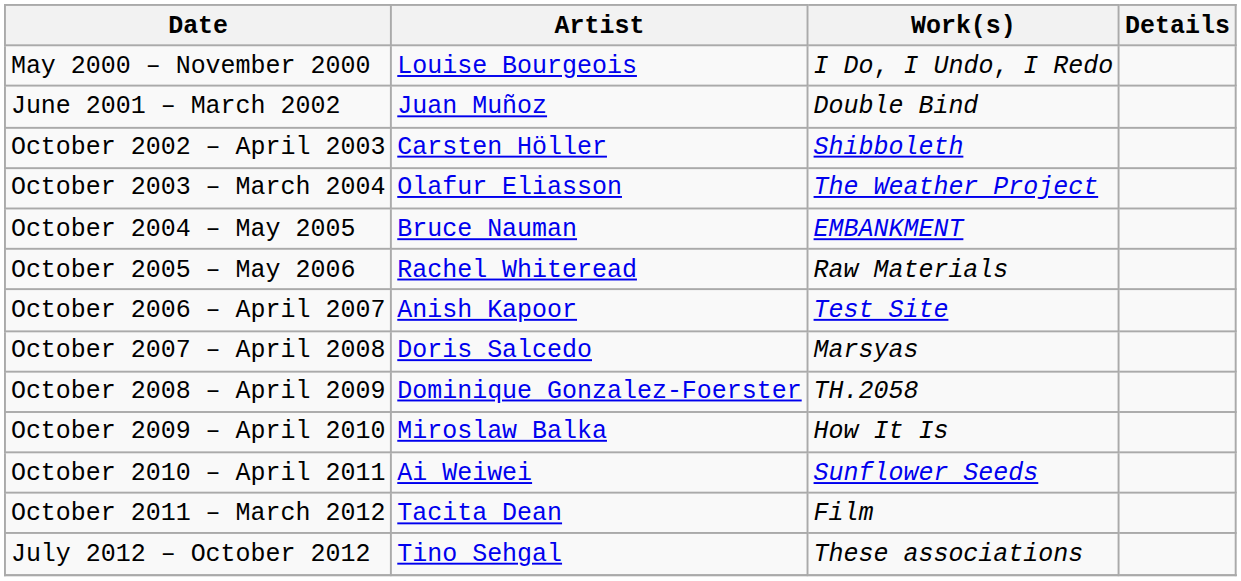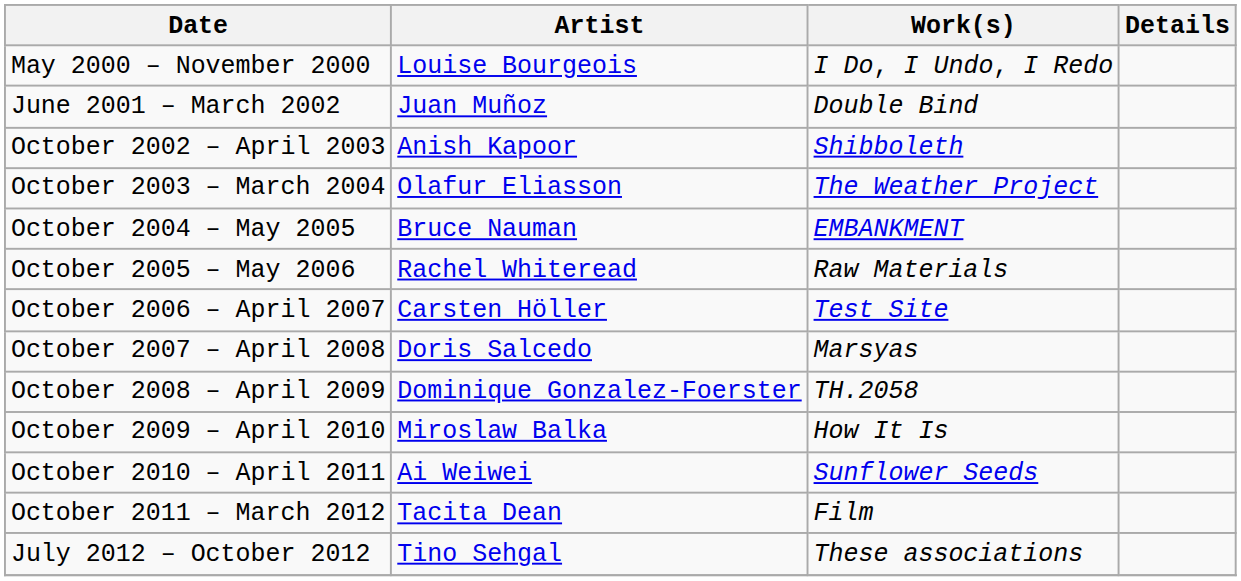(502, 147) Carsten Höller -> (487, 147) Anish Kapoor
(487, 310) Anish Kapoor -> (502, 310) Carsten Höller
